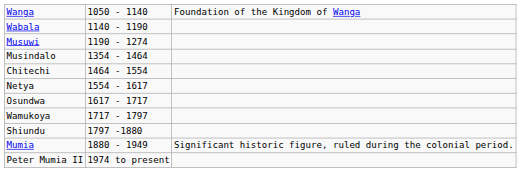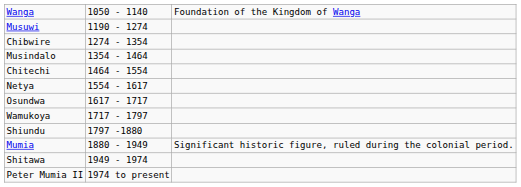- row: (23, 27)
+ row: (28, 41)
+ row: (26, 160)
